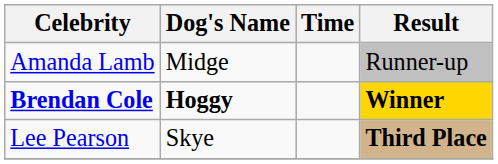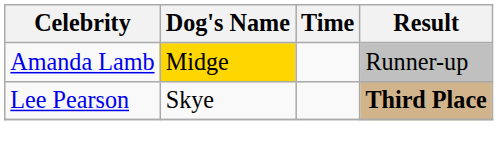(197, 61) no background -> (197, 61) gold background
- row: (82, 100)
